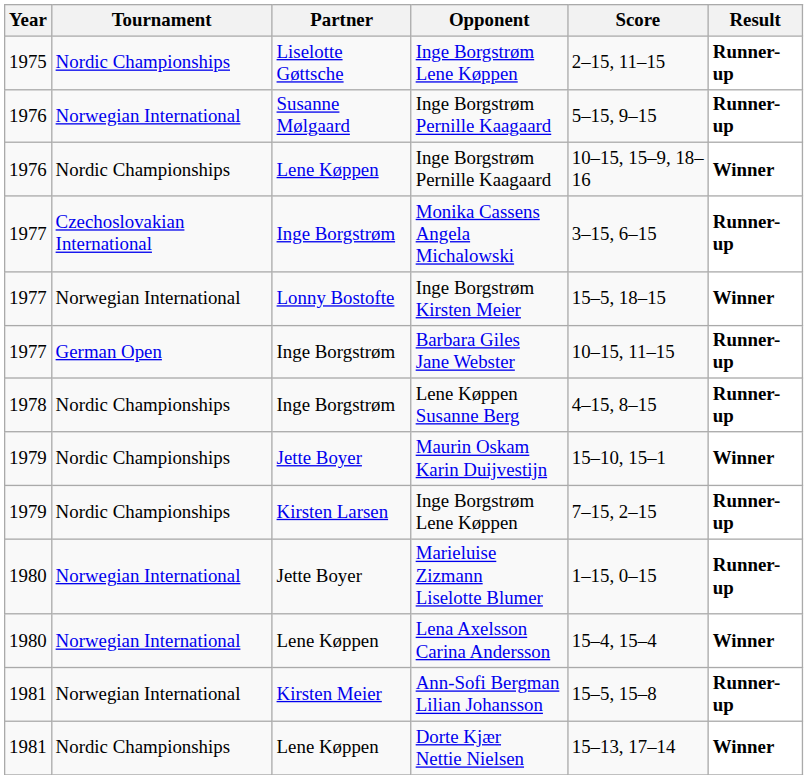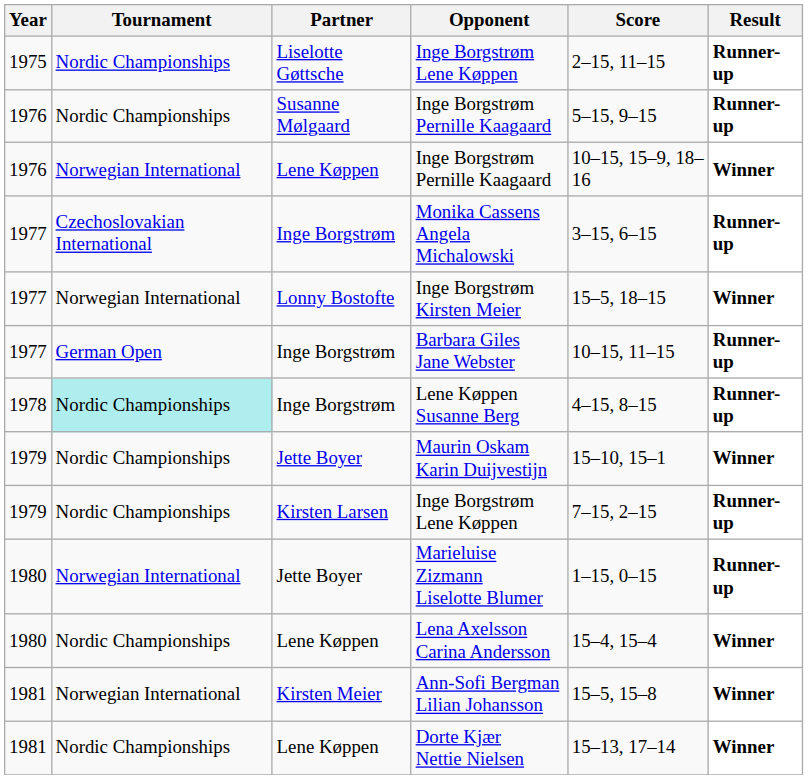(148, 116) Norwegian International -> (143, 116) Nordic Championships
(143, 169) Nordic Championships -> (148, 169) Norwegian International
(143, 405) no background -> (143, 405) paleturquoise background
(148, 641) Norwegian International -> (143, 641) Nordic Championships
(747, 694) Runner-up -> (744, 694) Winner
